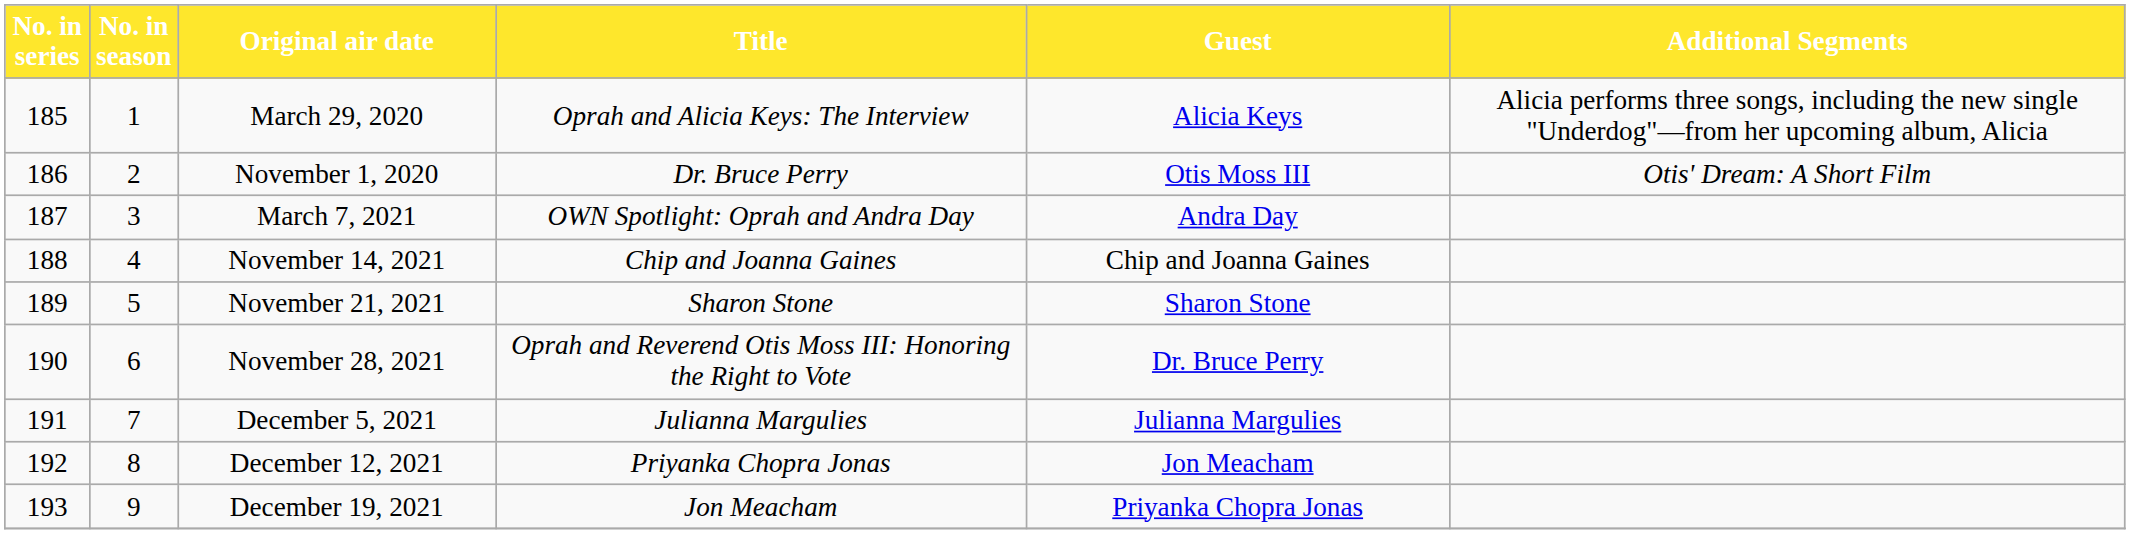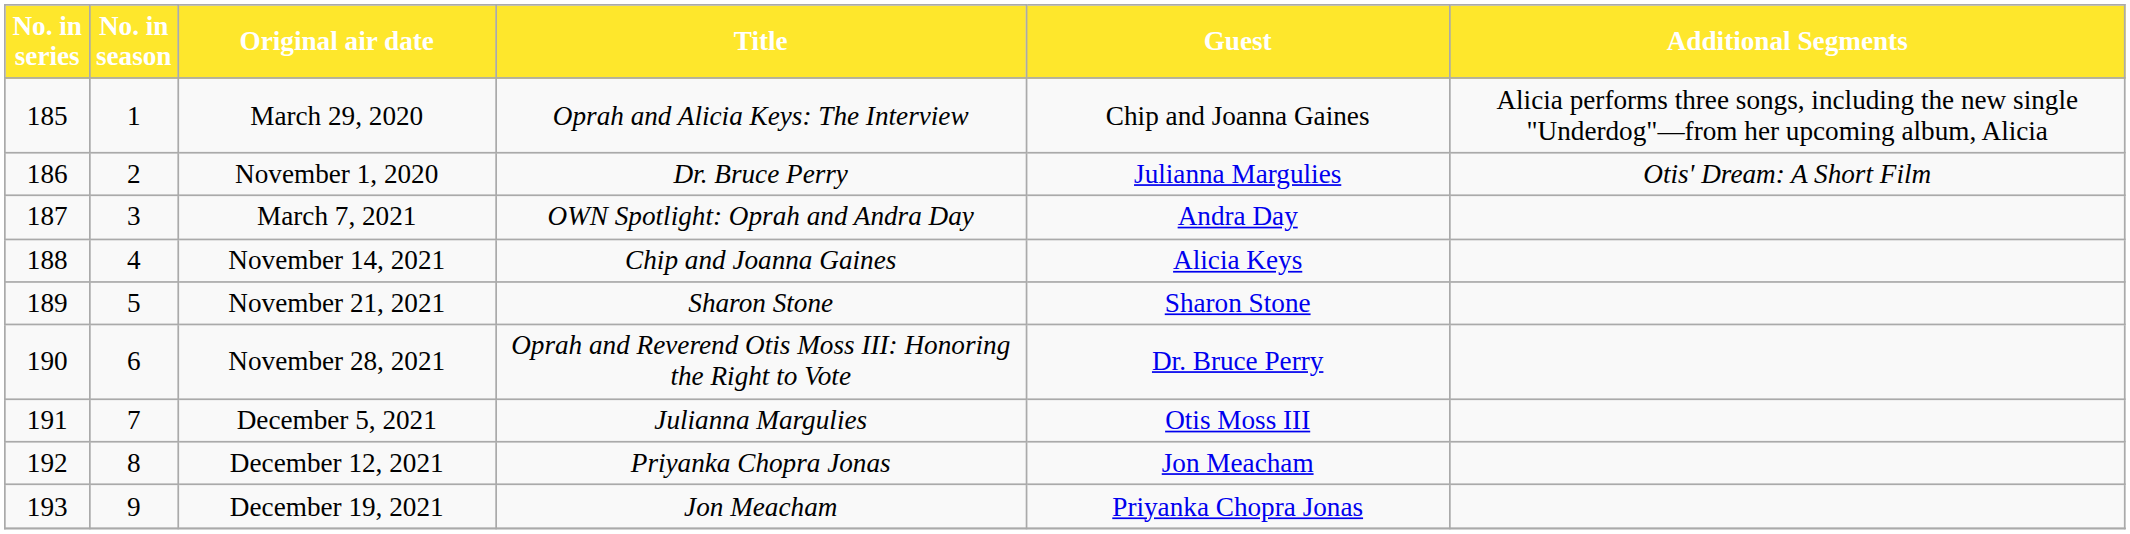(1238, 115) Alicia Keys -> (1238, 115) Chip and Joanna Gaines
(1238, 173) Otis Moss III -> (1238, 173) Julianna Margulies
(1238, 259) Chip and Joanna Gaines -> (1238, 259) Alicia Keys
(1238, 419) Julianna Margulies -> (1238, 419) Otis Moss III
